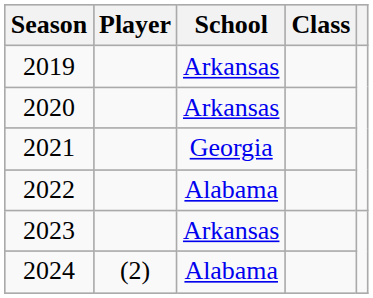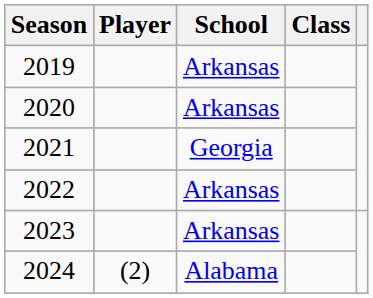(231, 189) Alabama -> (231, 189) Arkansas
